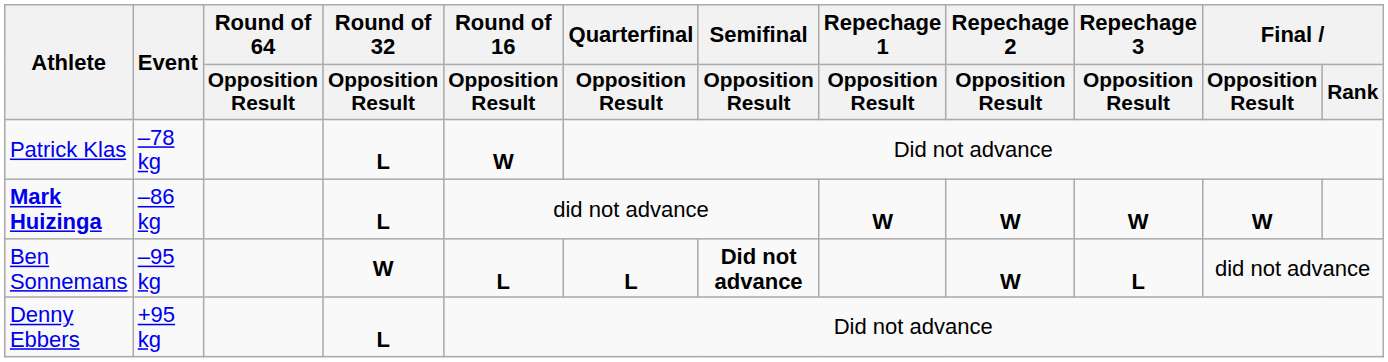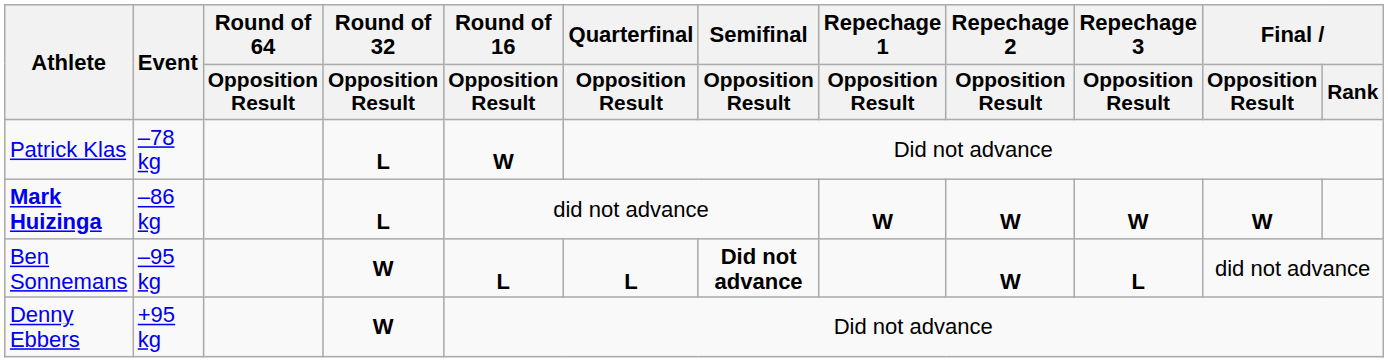(383, 340) L -> (383, 328) W
